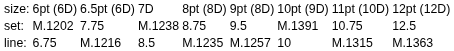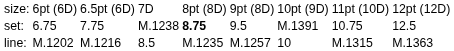(53, 26) M.1202 -> (45, 26) 6.75
(194, 26) normal -> (194, 26) bold
(45, 43) 6.75 -> (53, 43) M.1202
